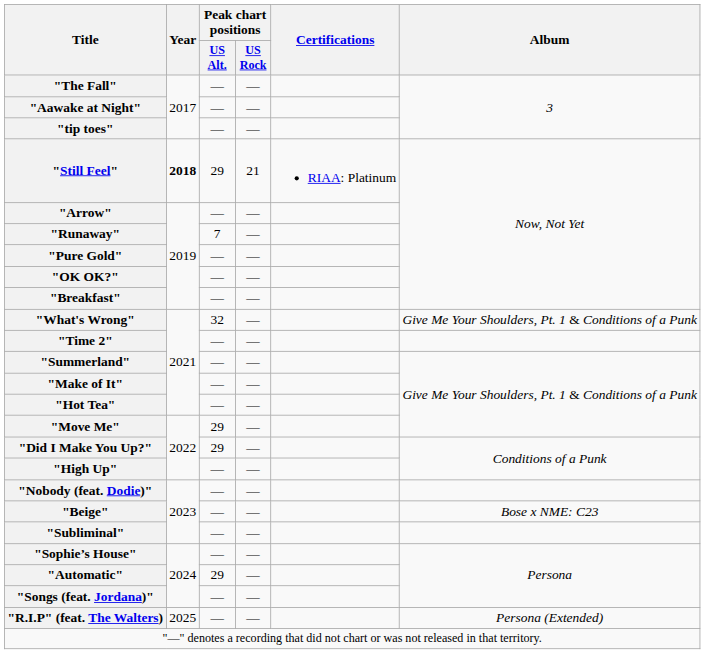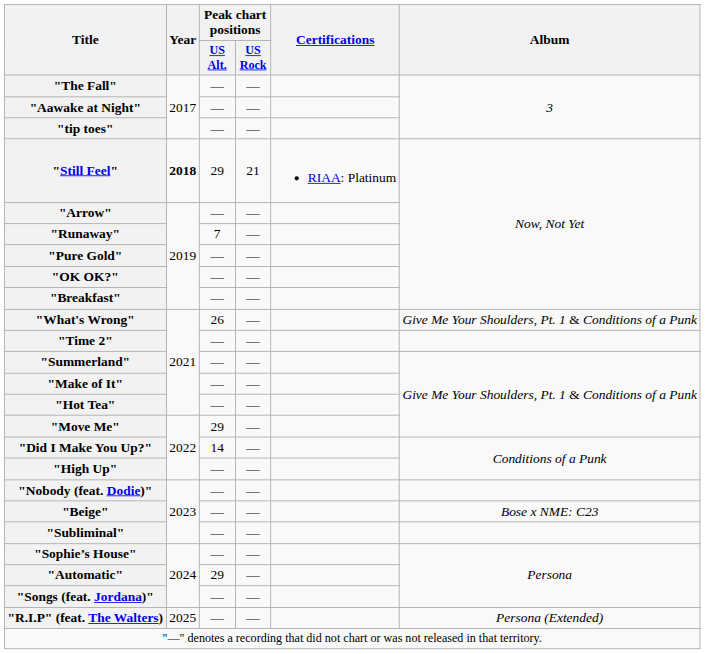(217, 319) 32 -> (217, 319) 26
(217, 447) 29 -> (217, 447) 14
